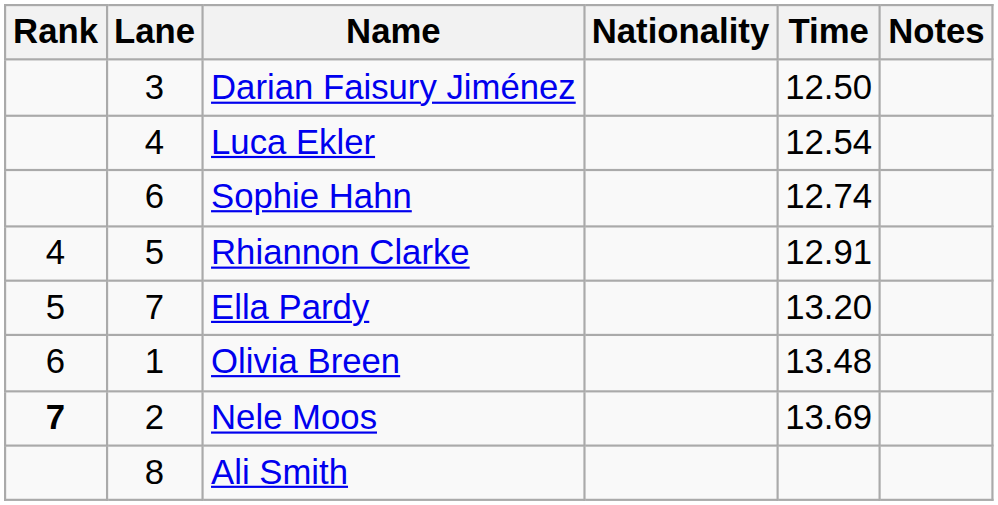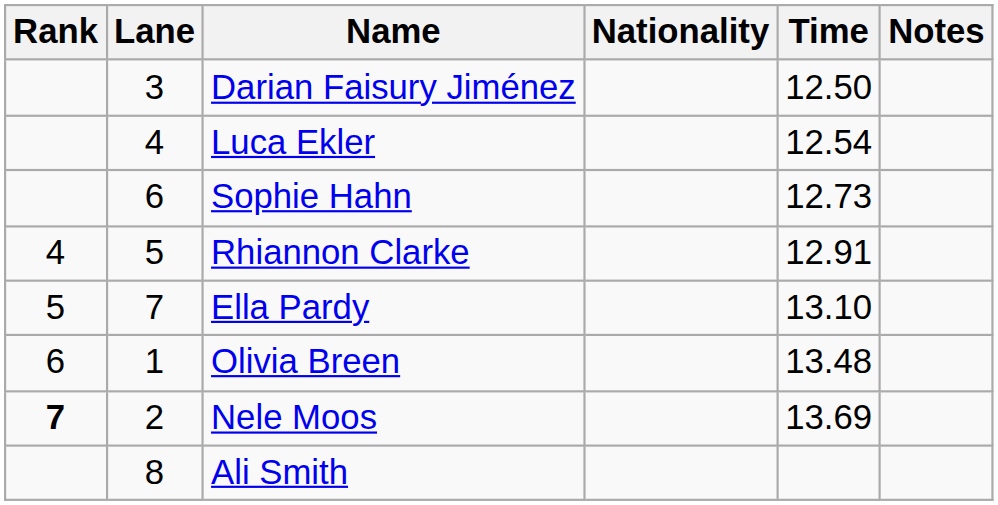(829, 197) 12.74 -> (829, 197) 12.73
(829, 307) 13.20 -> (829, 307) 13.10
